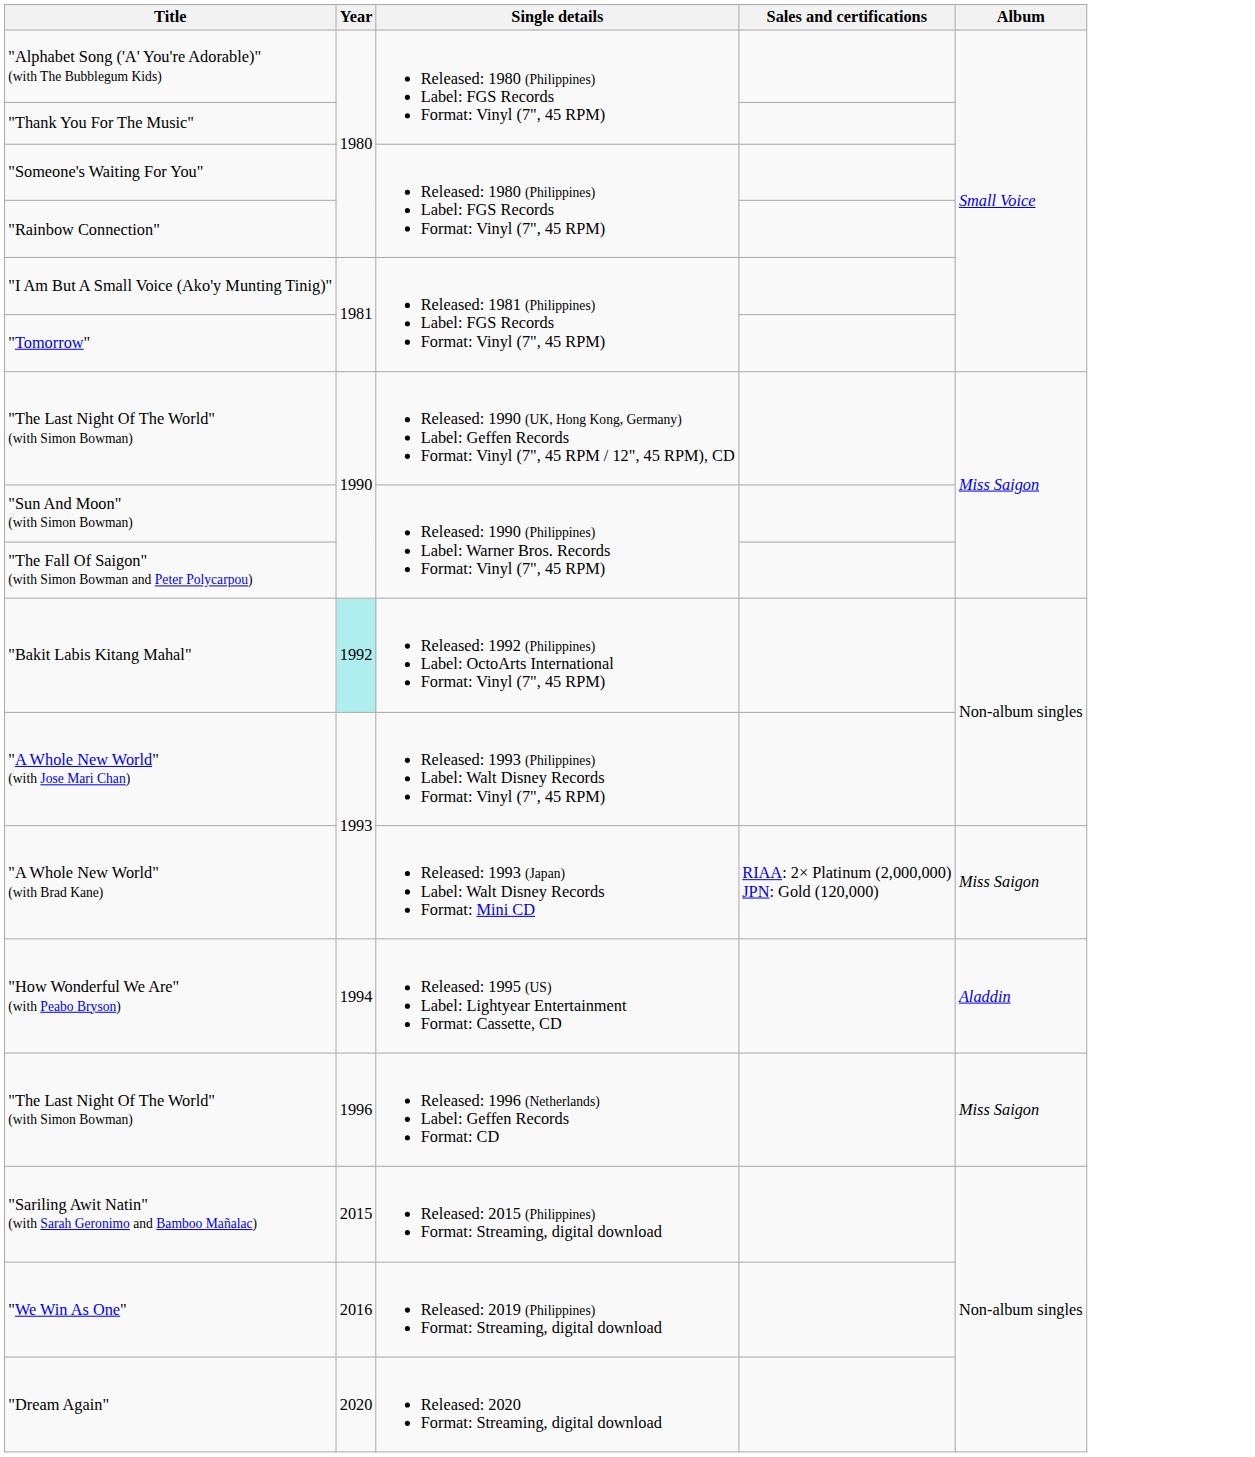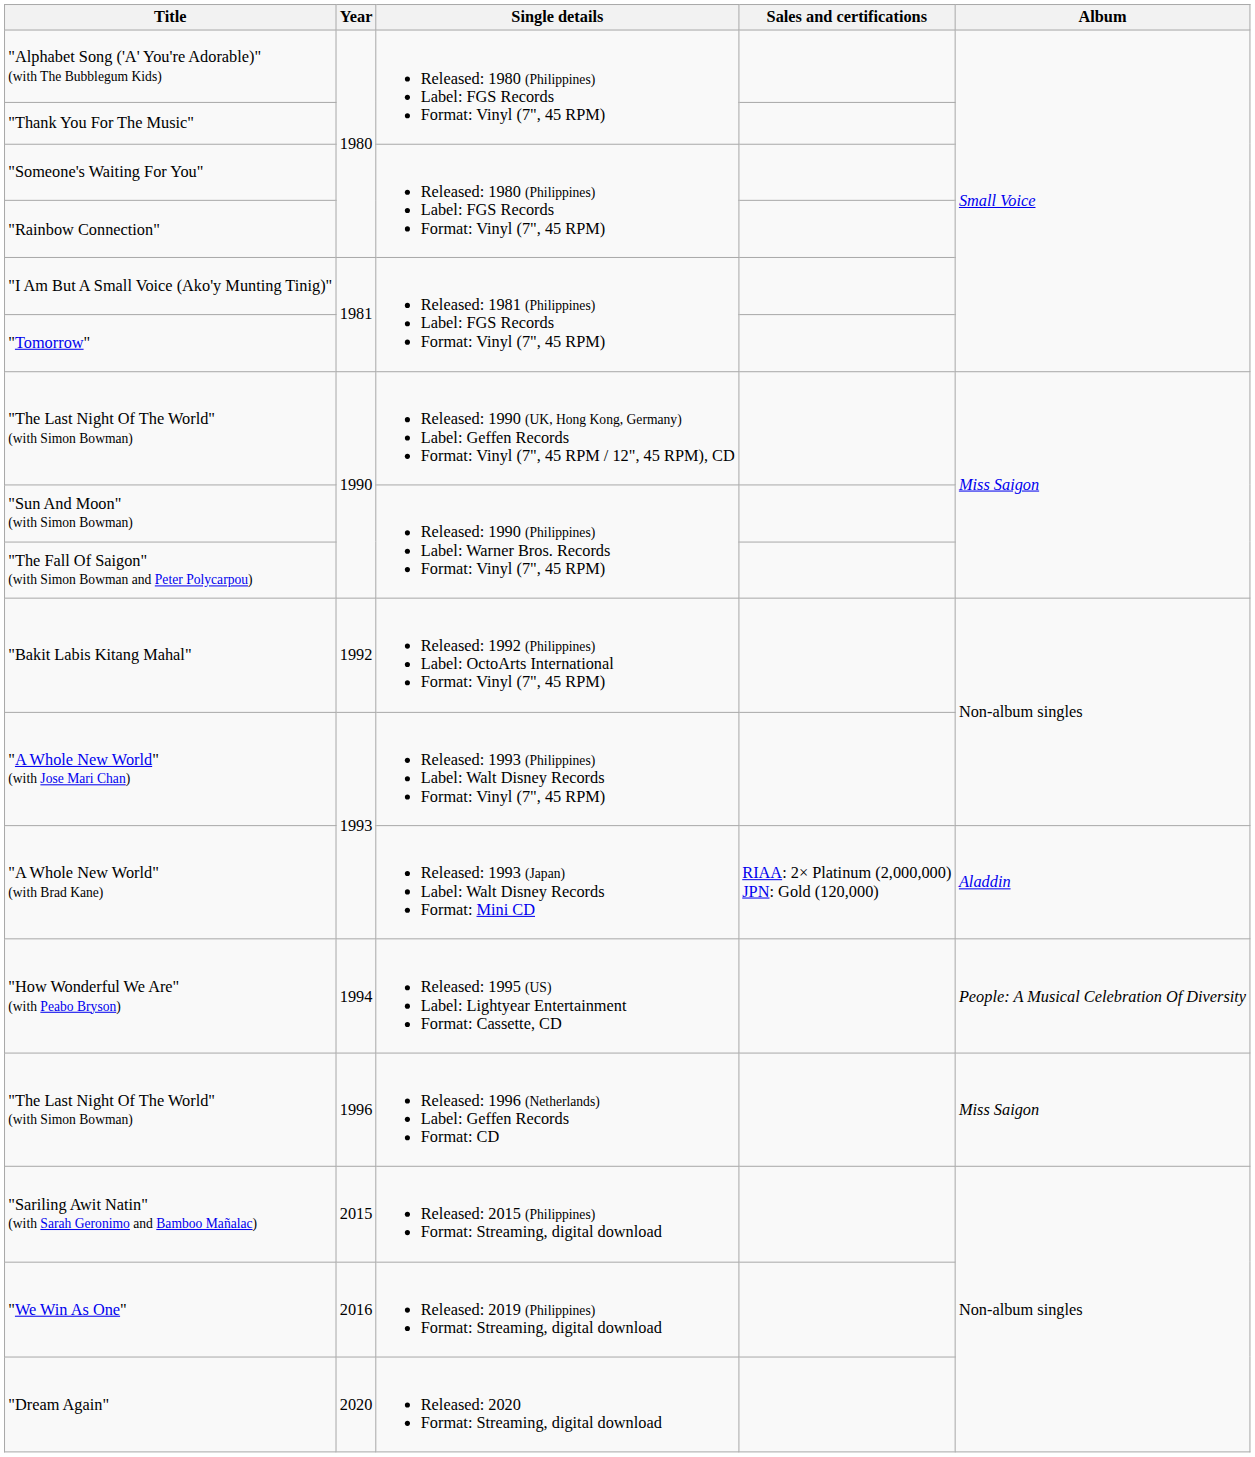(356, 655) paleturquoise background -> (356, 655) no background
(999, 882) Miss Saigon -> (985, 882) Aladdin
(985, 996) Aladdin -> (1103, 996) People: A Musical Celebration Of Diversity
